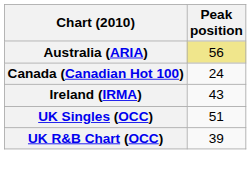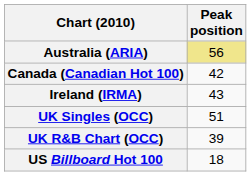(216, 73) 24 -> (216, 73) 42
+ row: (96, 159)
